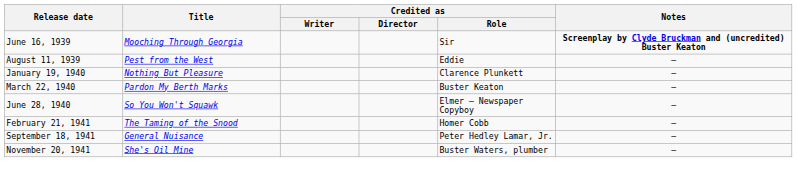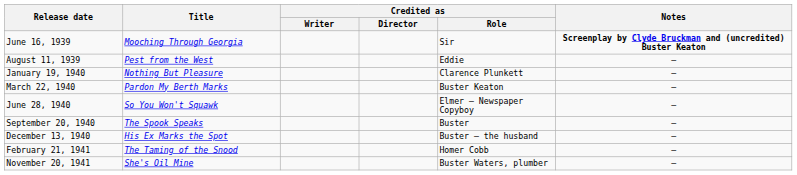+ row: (51, 123)
+ row: (48, 137)
- row: (51, 137)
